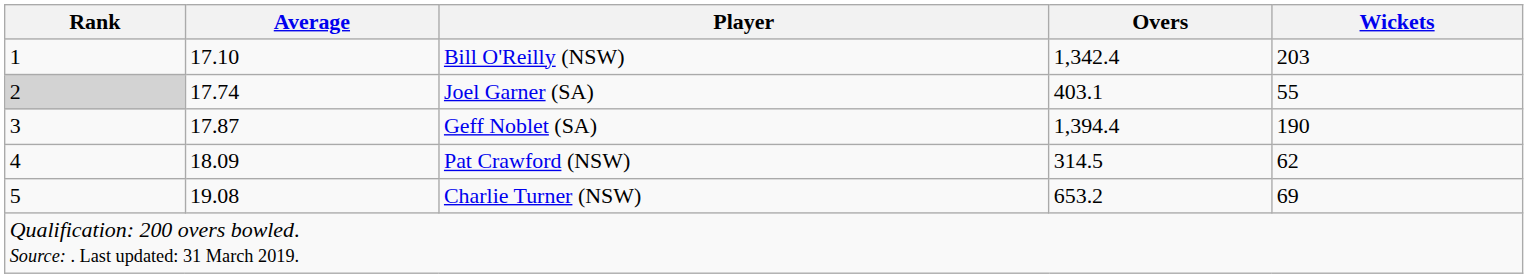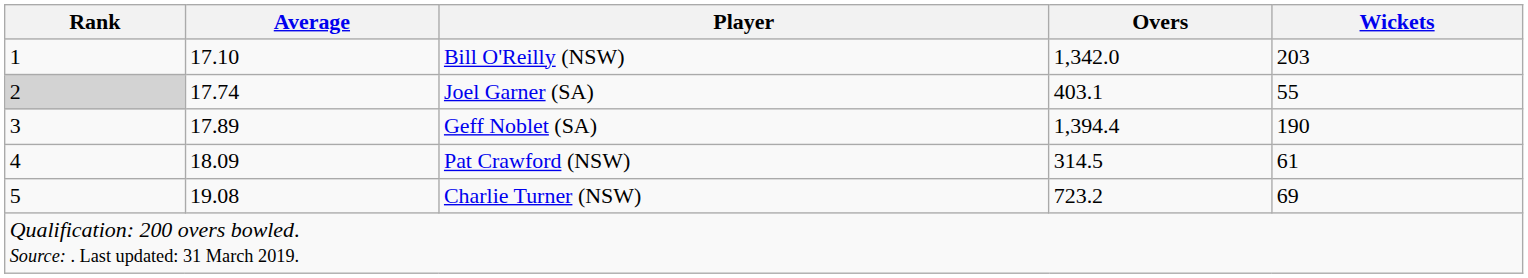(1087, 56) 1,342.4 -> (1087, 56) 1,342.0
(215, 126) 17.87 -> (215, 126) 17.89
(1288, 160) 62 -> (1288, 160) 61
(1078, 195) 653.2 -> (1078, 195) 723.2
